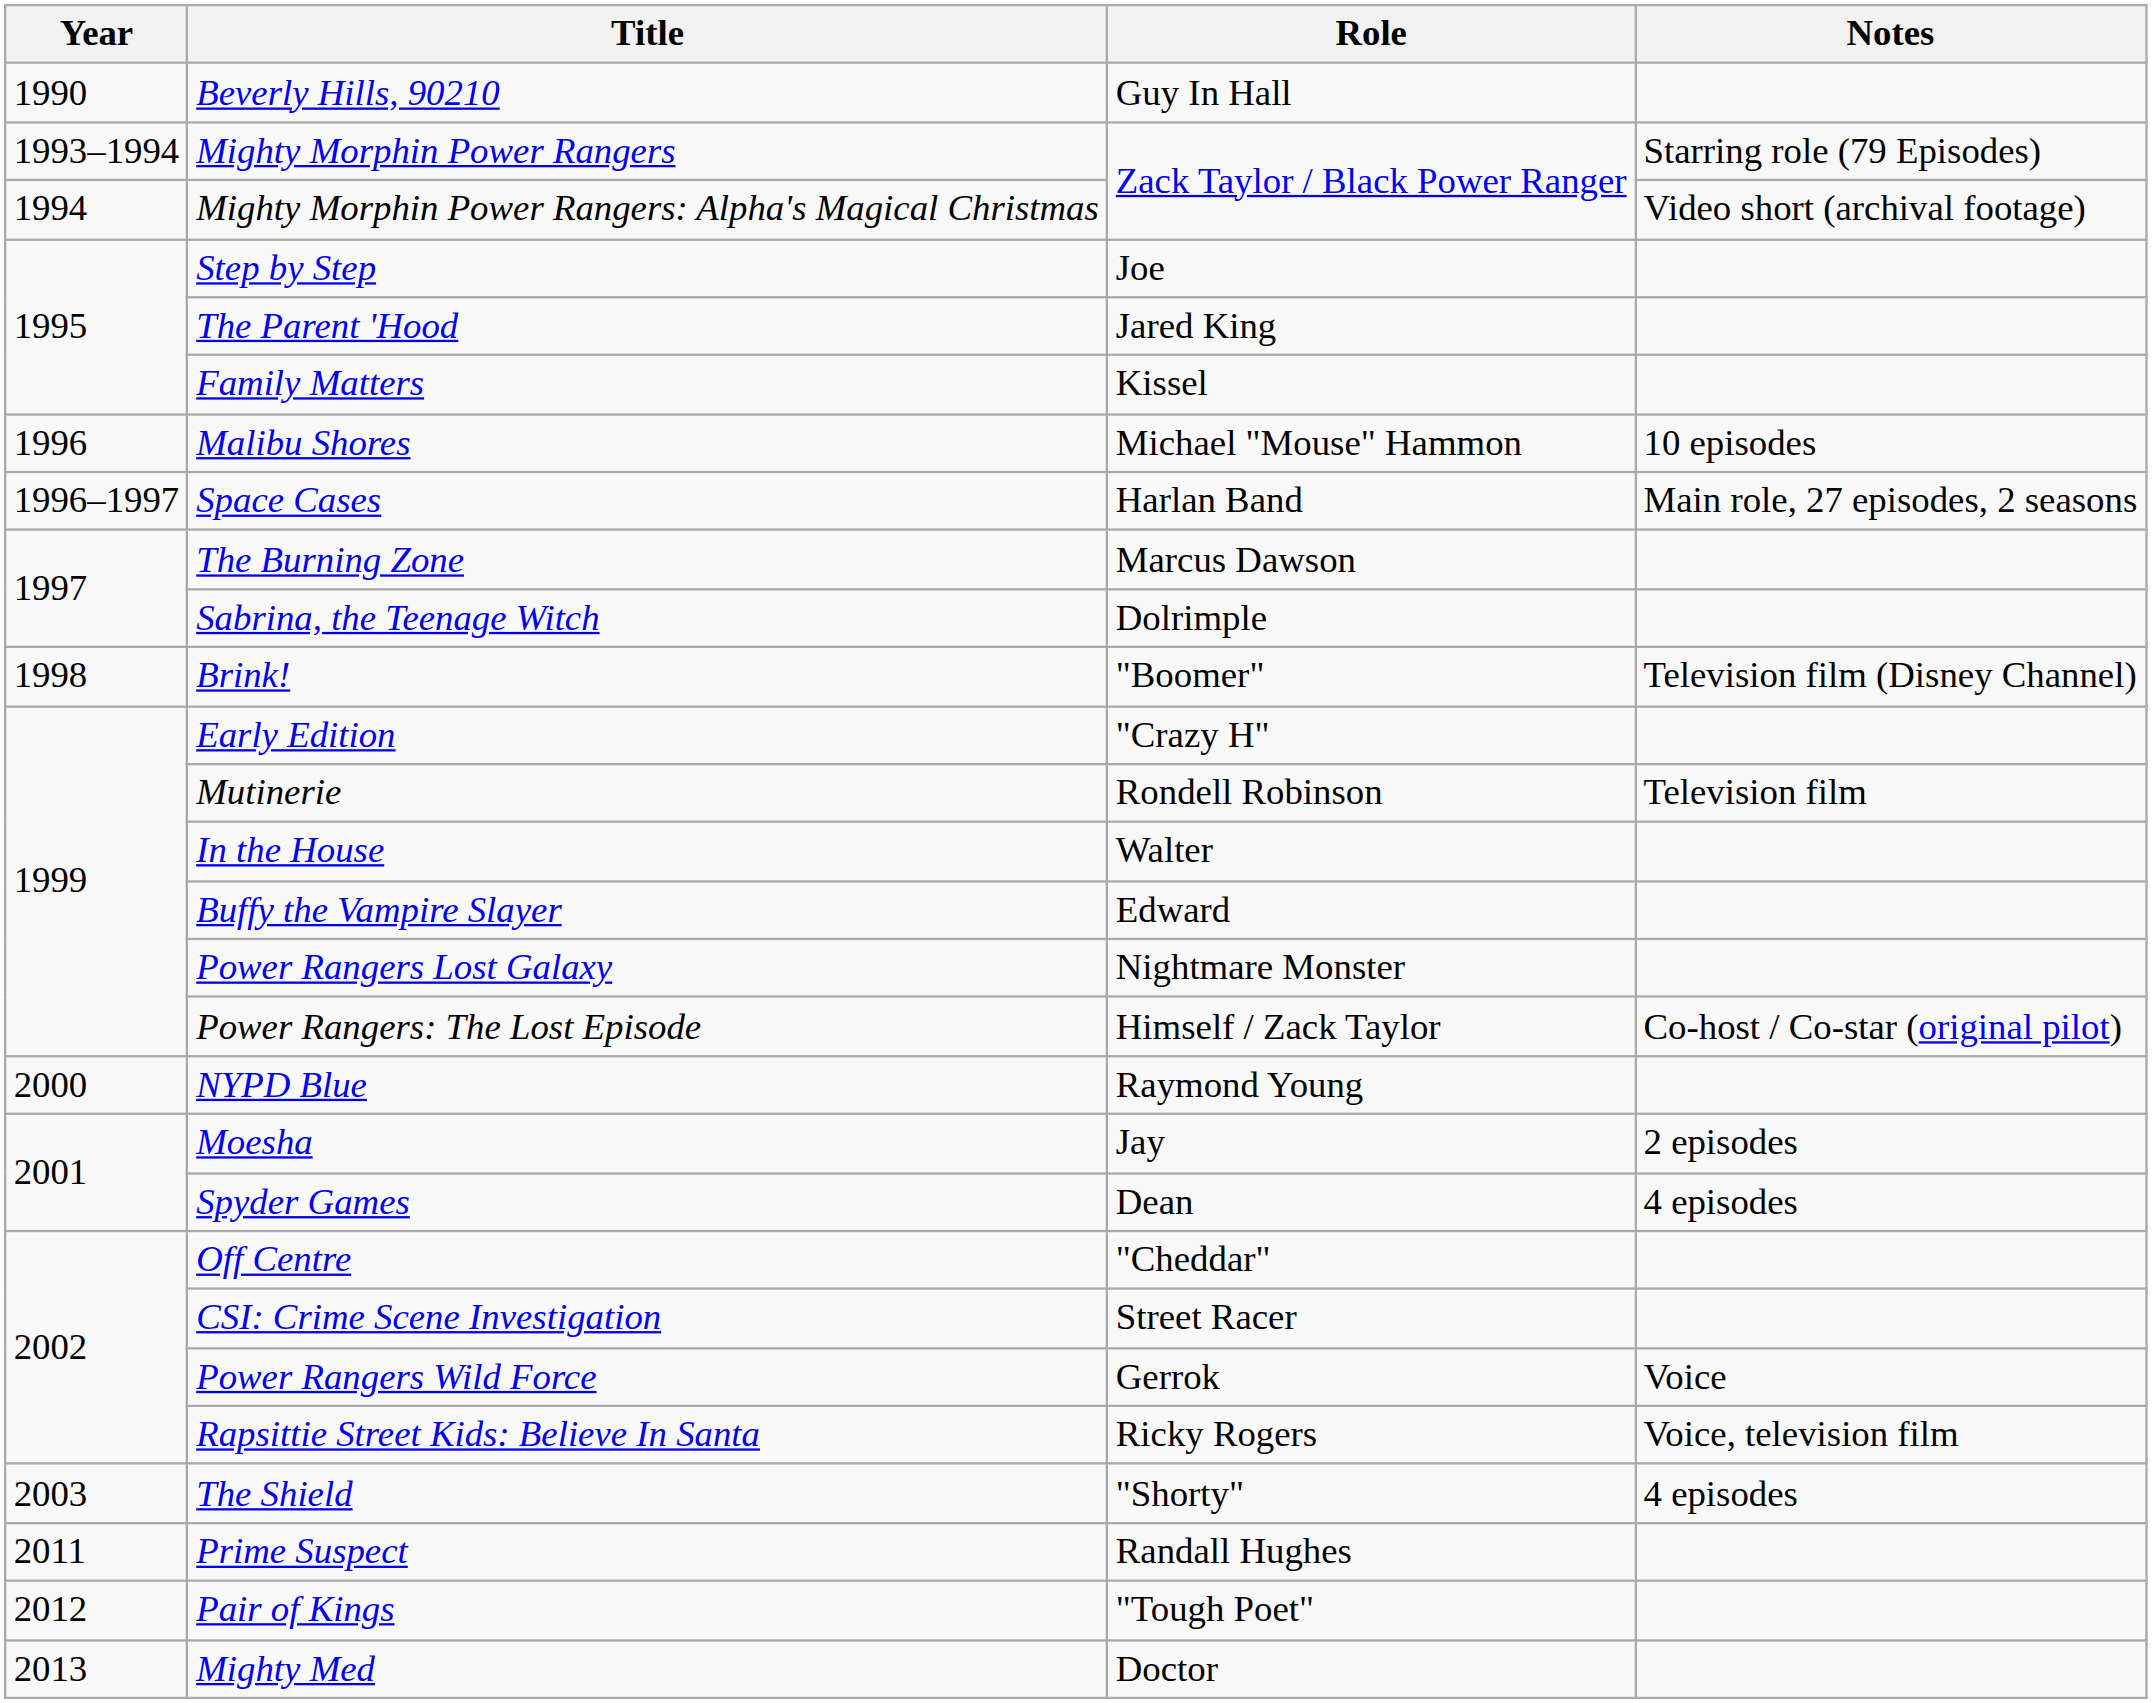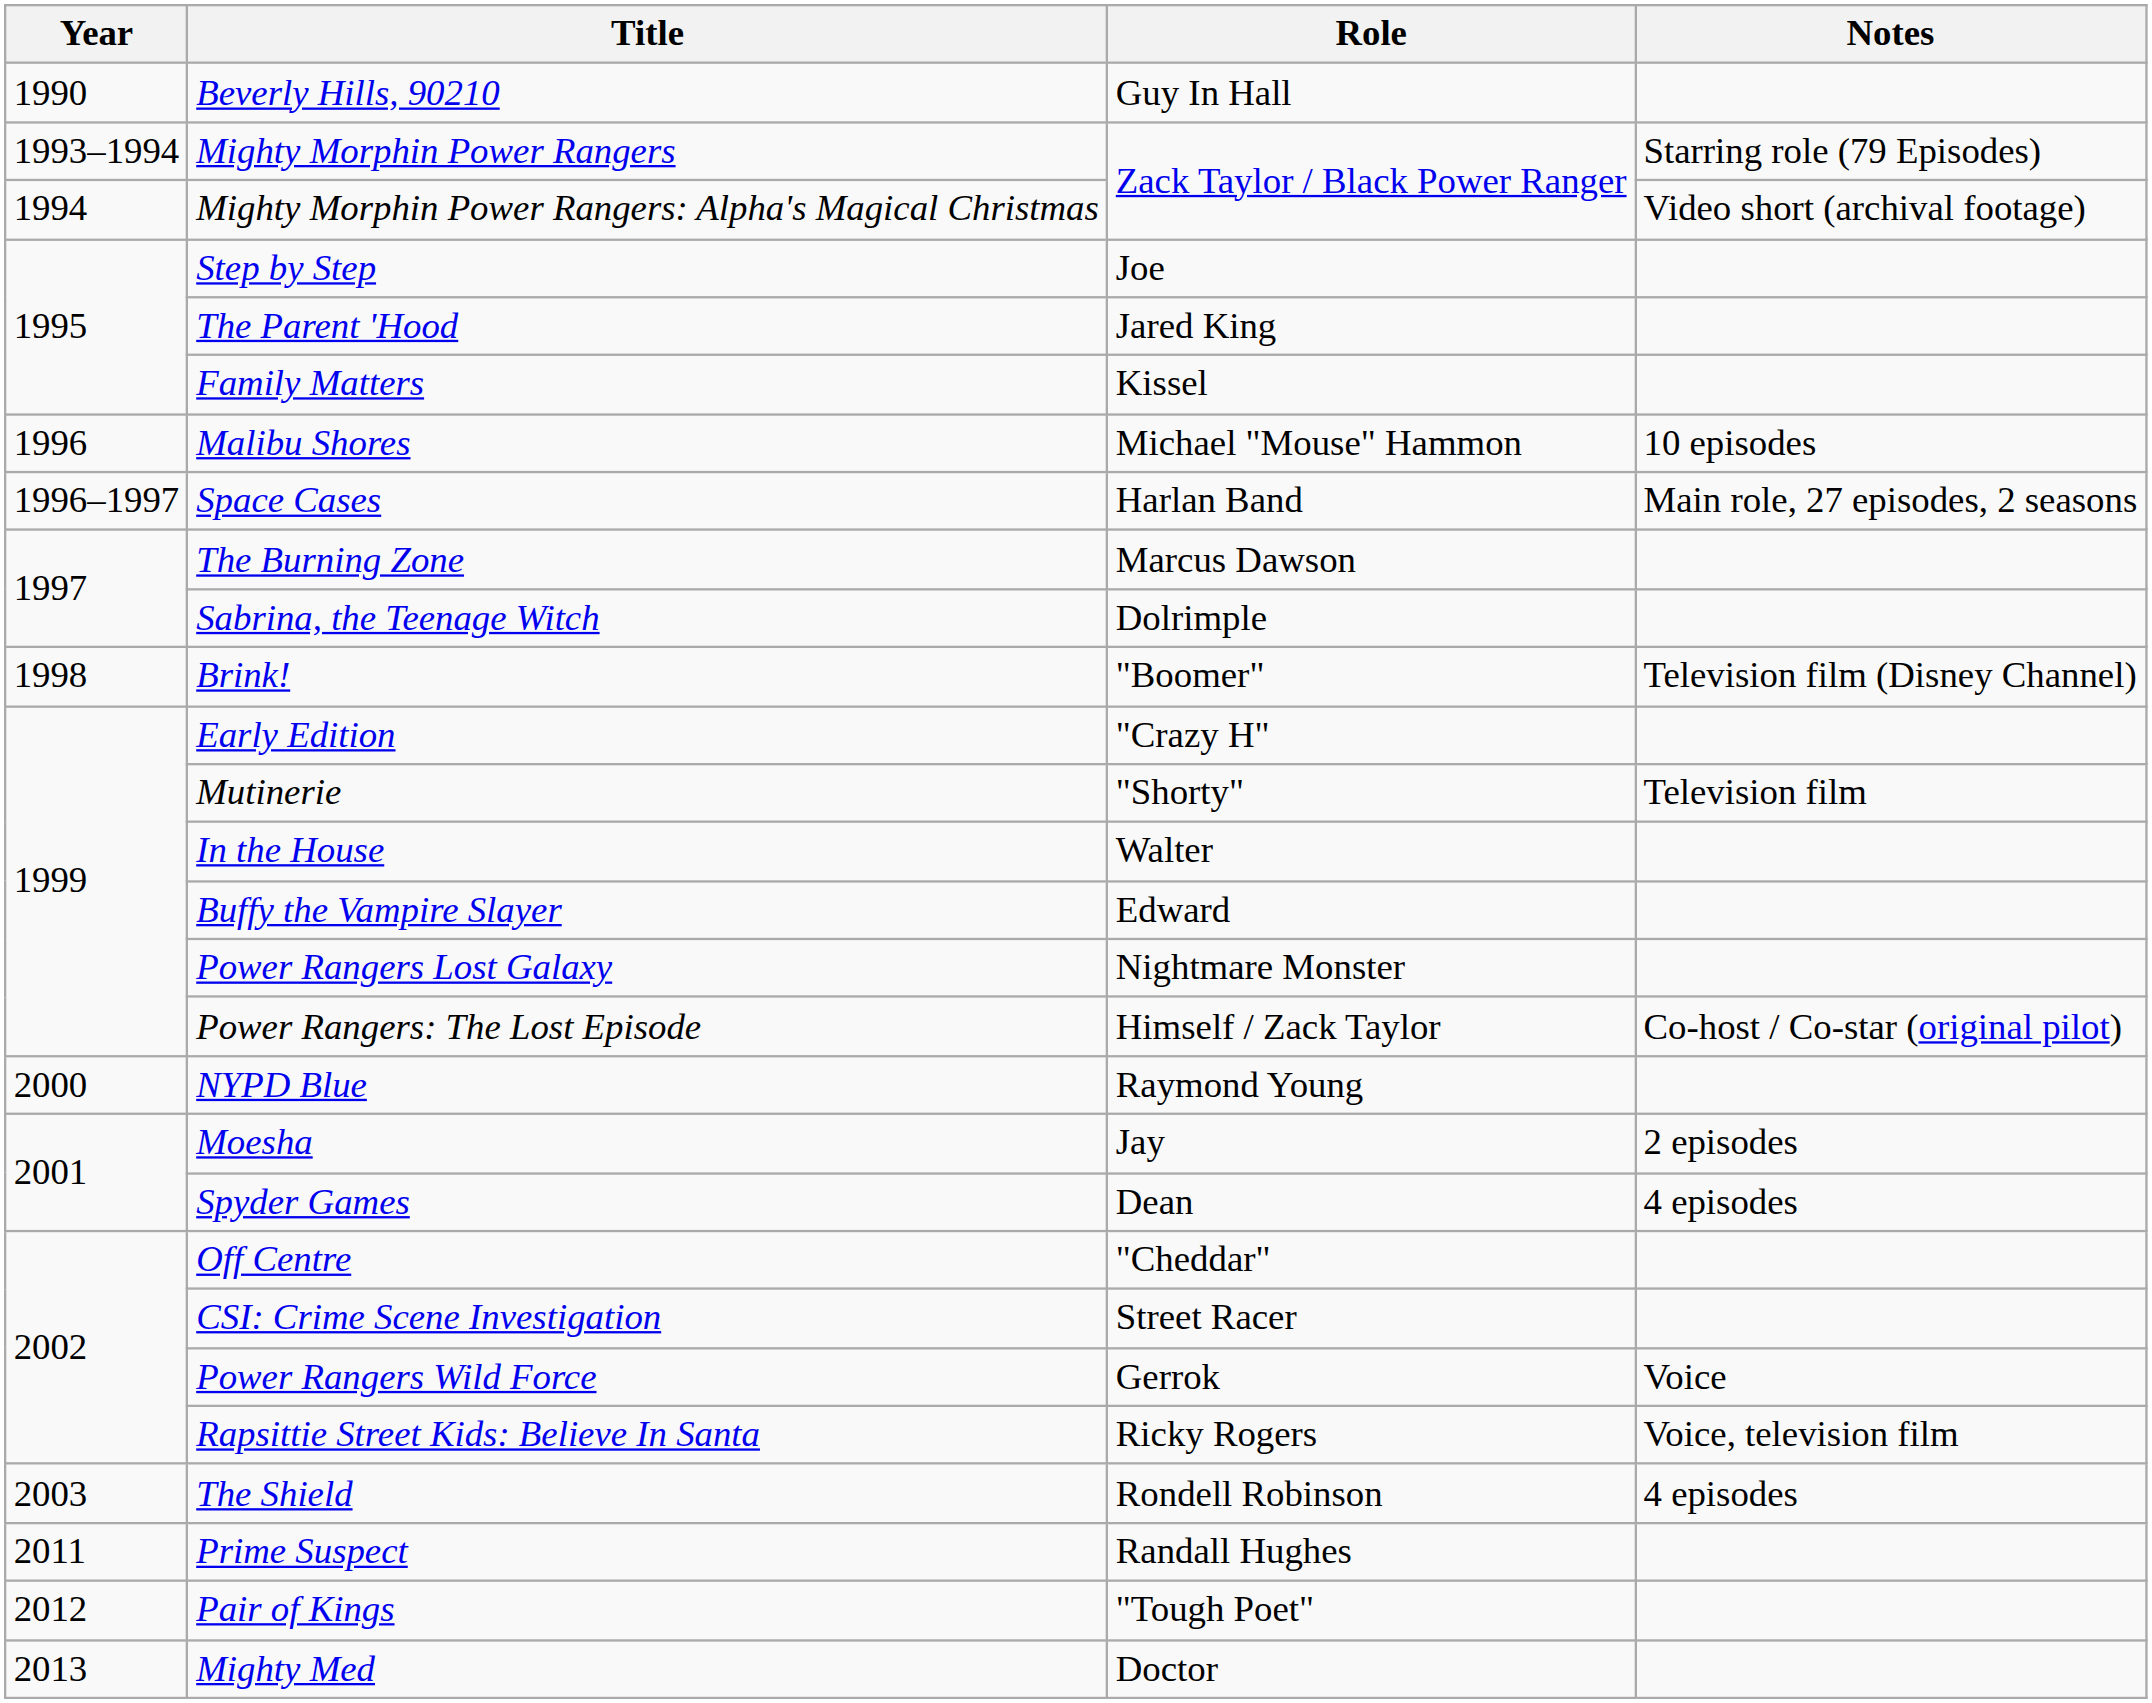(1249, 792) Rondell Robinson -> (1180, 792) "Shorty"
(1180, 1492) "Shorty" -> (1249, 1492) Rondell Robinson
